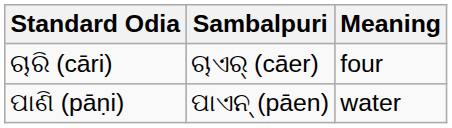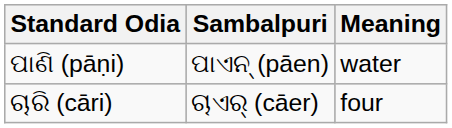rows swapped: (67, 102) <-> (62, 63)
